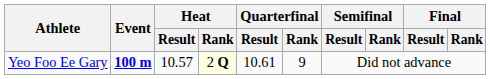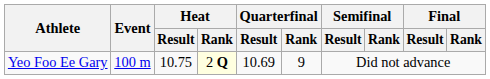(133, 62) bold -> (132, 62) normal
(177, 62) 10.57 -> (176, 62) 10.75
(259, 62) 10.61 -> (259, 62) 10.69
